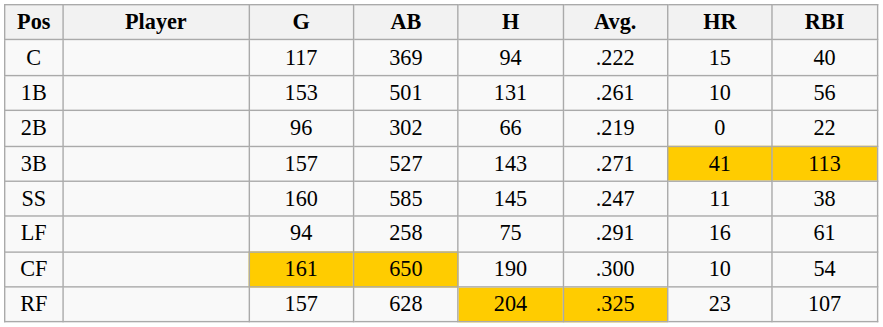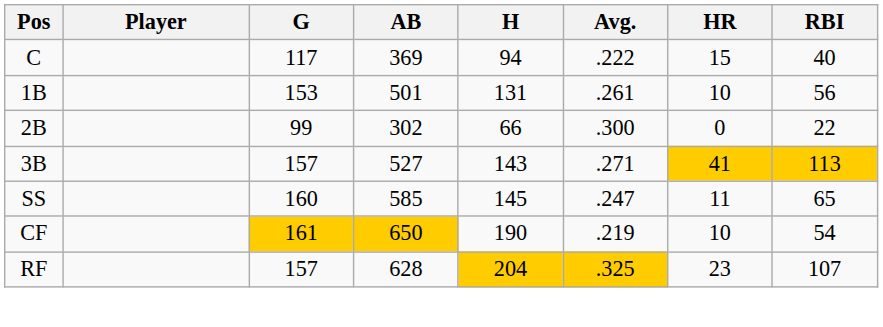(301, 127) 96 -> (301, 127) 99
(615, 127) .219 -> (615, 127) .300
(825, 198) 38 -> (825, 198) 65
- row: (34, 233)
(615, 269) .300 -> (615, 233) .219
